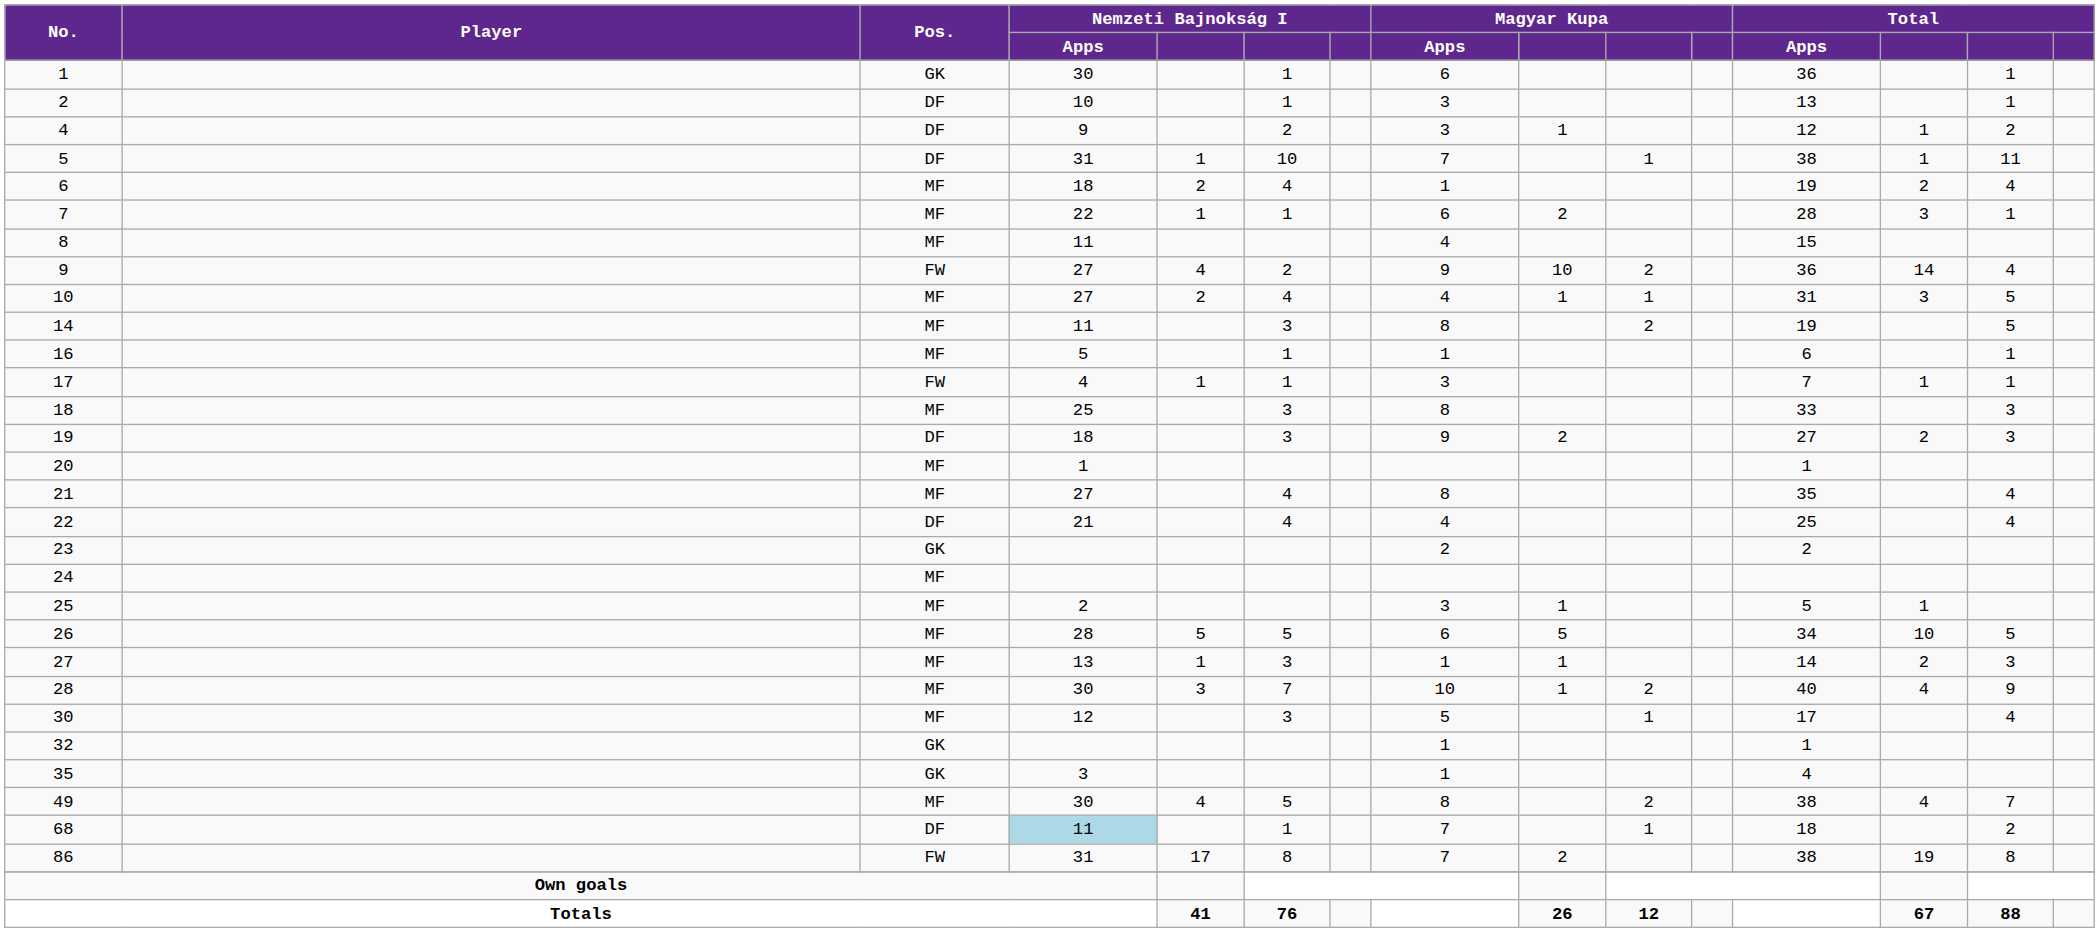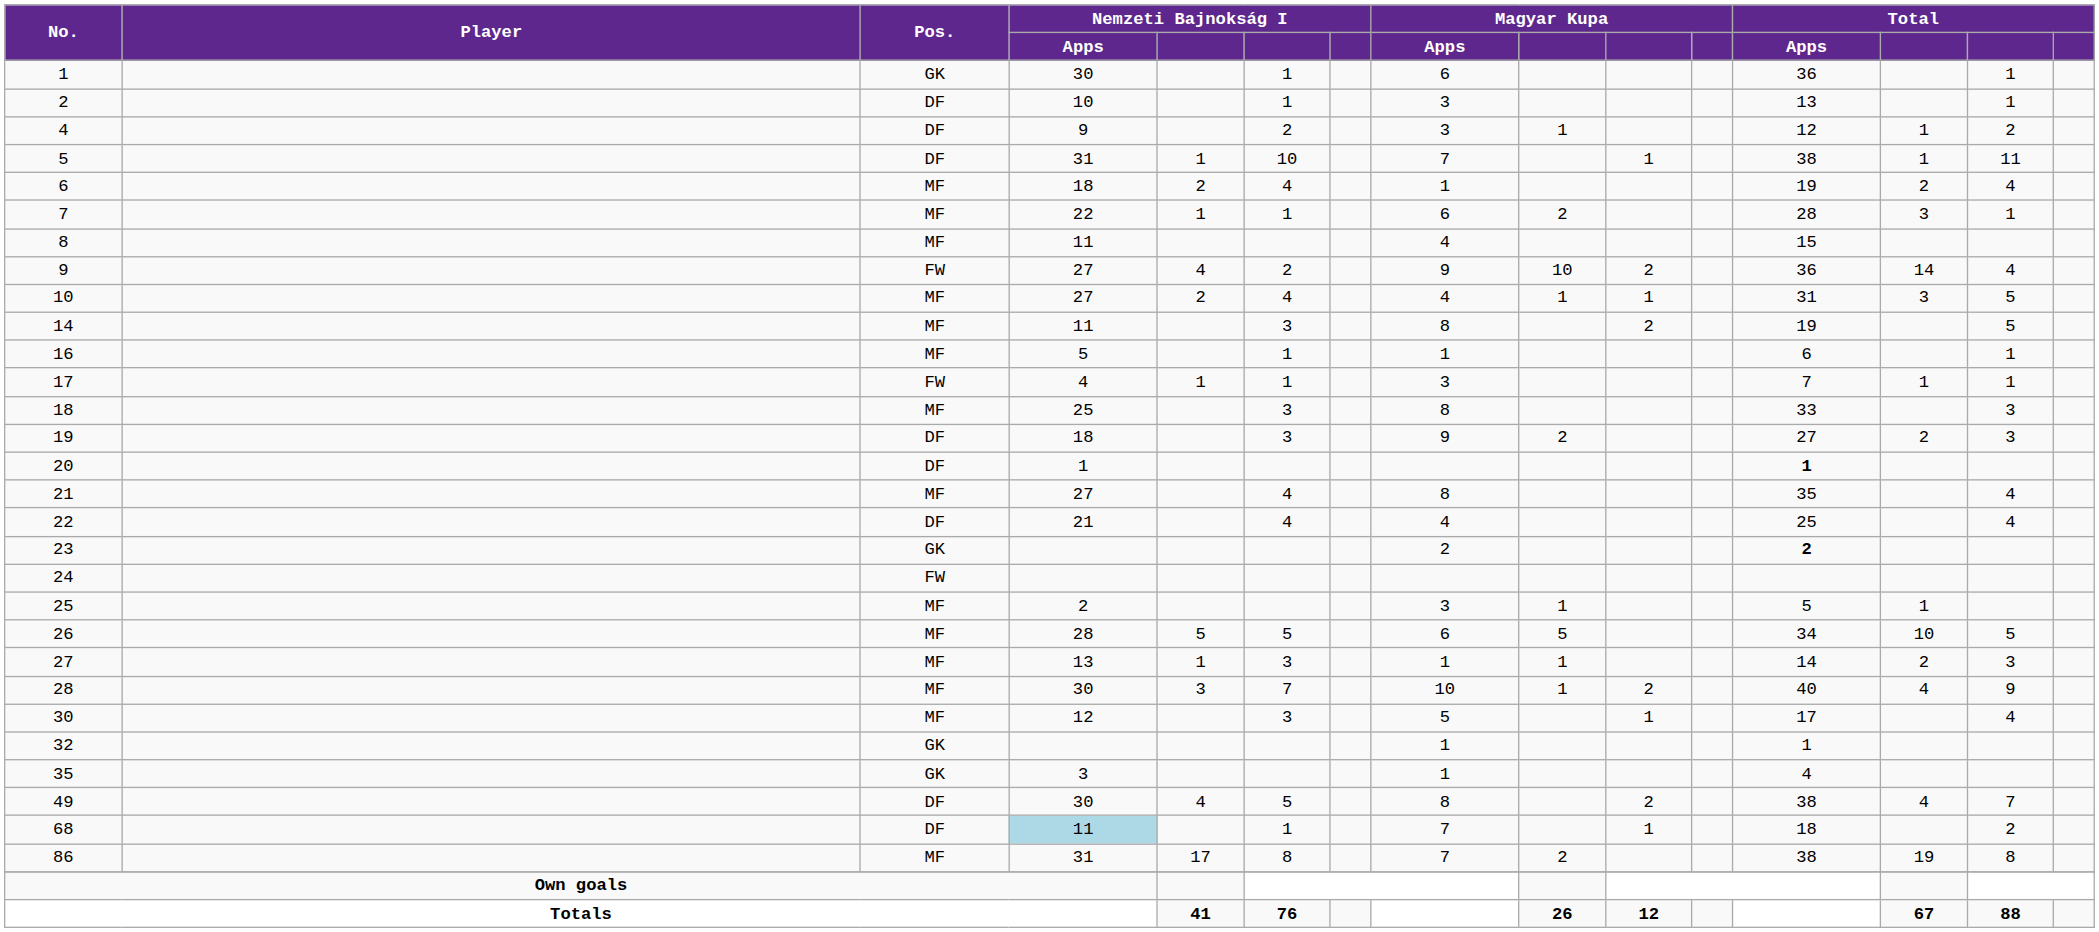(935, 466) MF -> (935, 466) DF
(1807, 466) normal -> (1807, 466) bold
(1807, 550) normal -> (1807, 550) bold
(935, 578) MF -> (935, 578) FW
(935, 802) MF -> (935, 802) DF
(935, 858) FW -> (935, 858) MF
